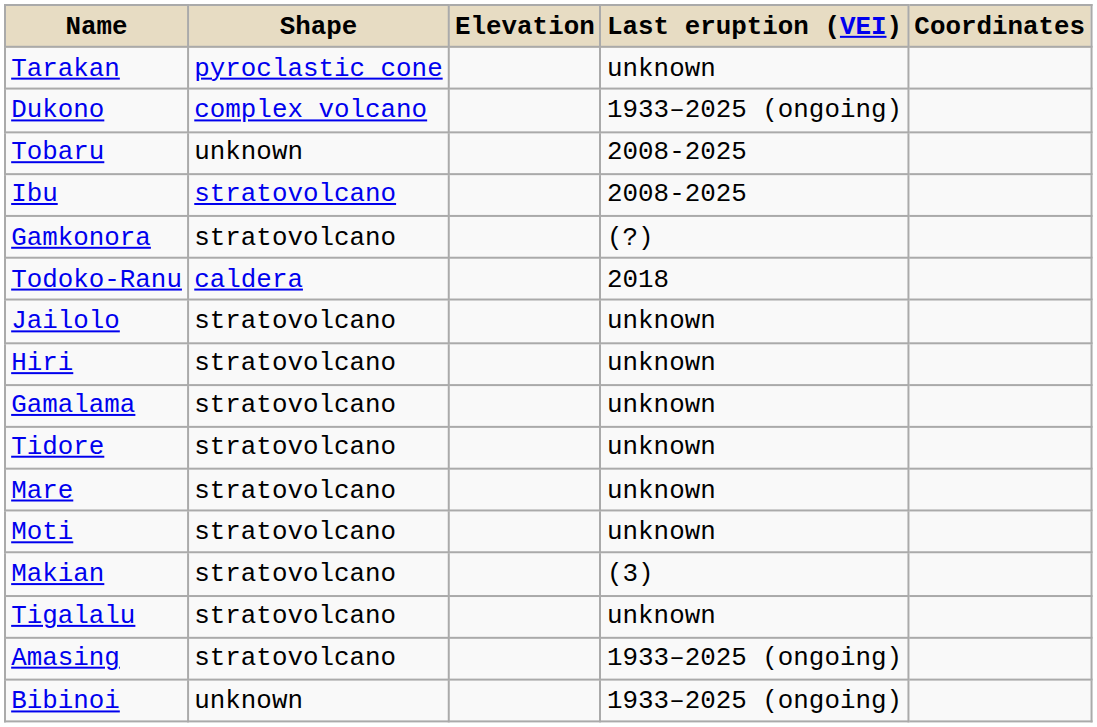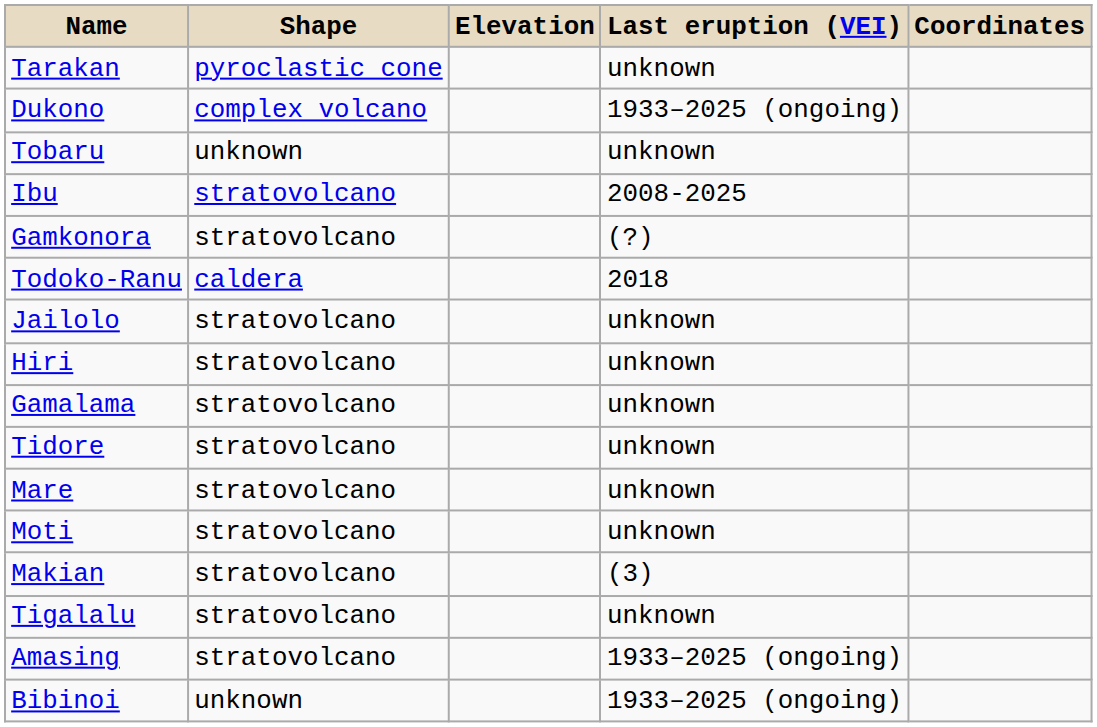(677, 153) 2008-2025 -> (661, 153) unknown
